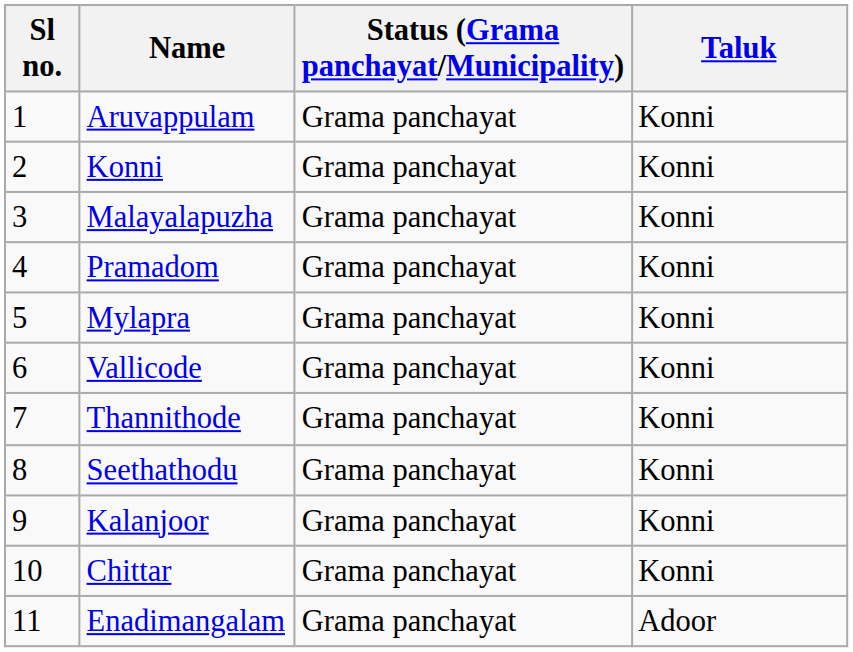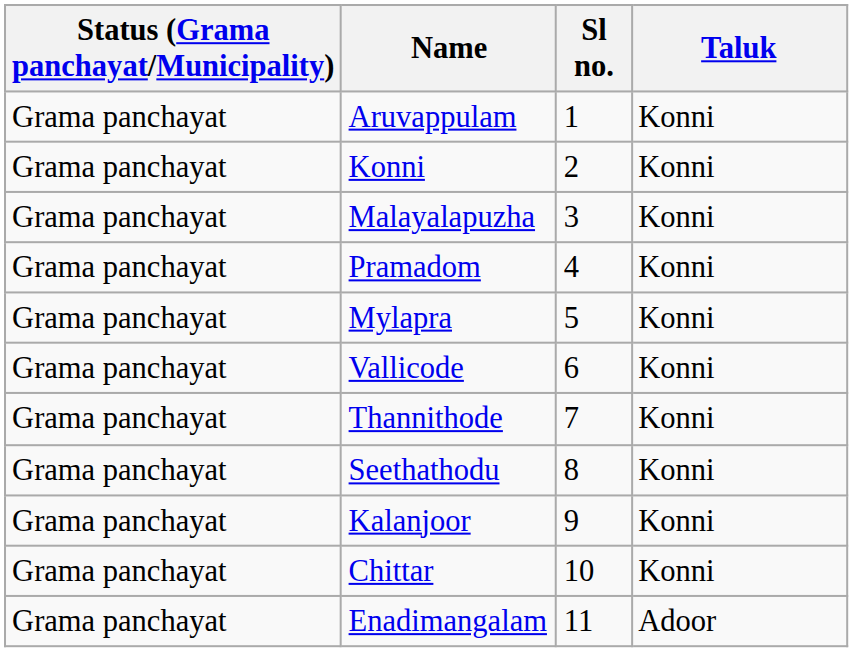columns swapped: (42, 47) <-> (463, 47)
